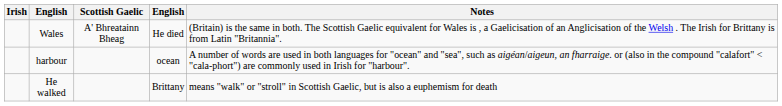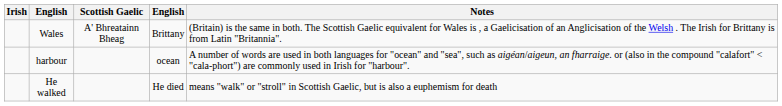(168, 33) He died -> (168, 33) Brittany
(168, 87) Brittany -> (168, 87) He died
